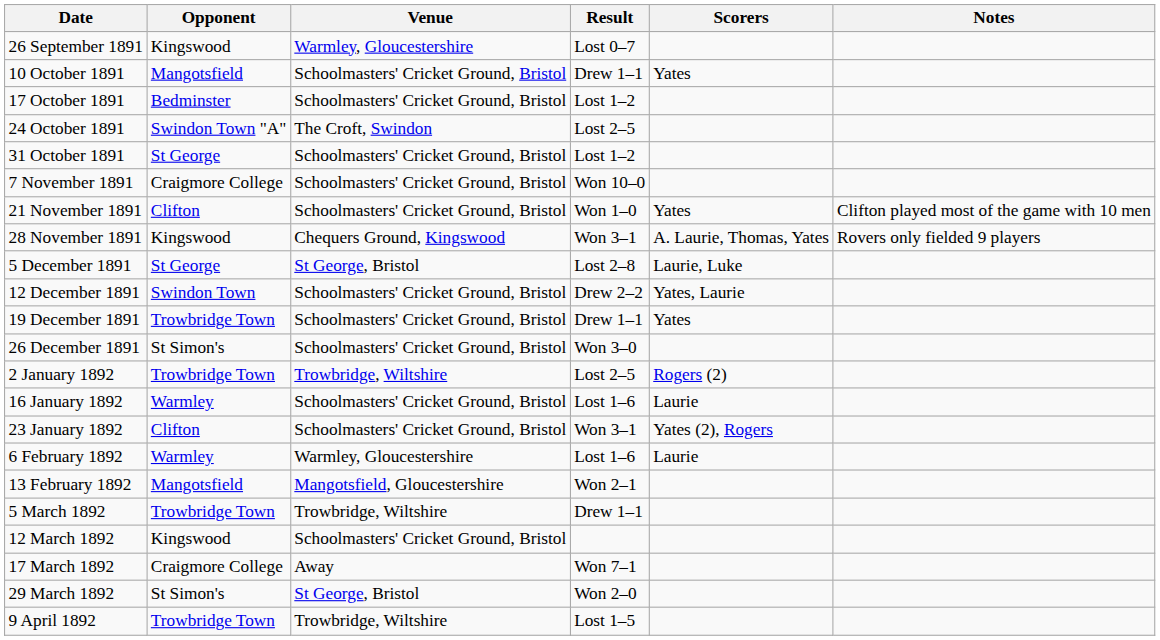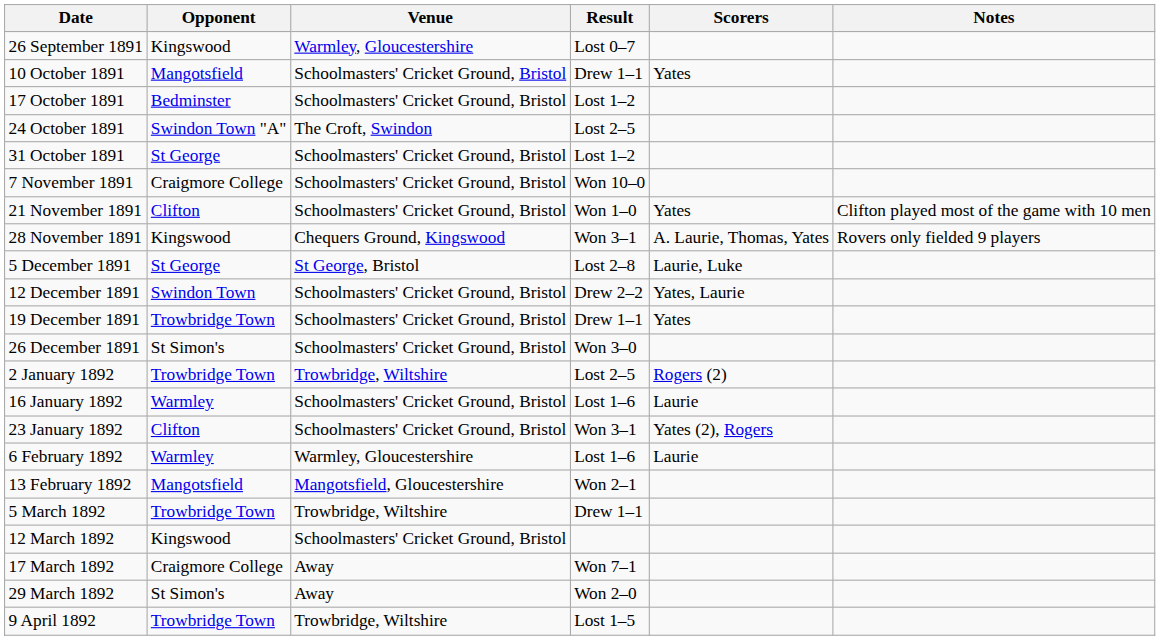(357, 593) St George, Bristol -> (314, 593) Away
